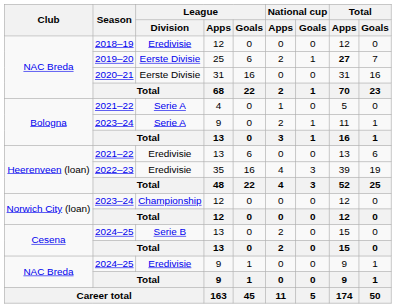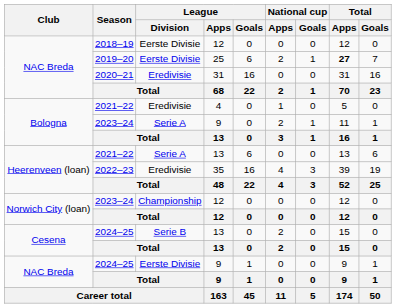(170, 43) Eredivisie -> (170, 43) Eerste Divisie
(170, 75) Eerste Divisie -> (170, 75) Eredivisie
(170, 106) Serie A -> (170, 106) Eredivisie
(170, 153) Eredivisie -> (170, 153) Serie A
(170, 264) Eredivisie -> (170, 264) Eerste Divisie
